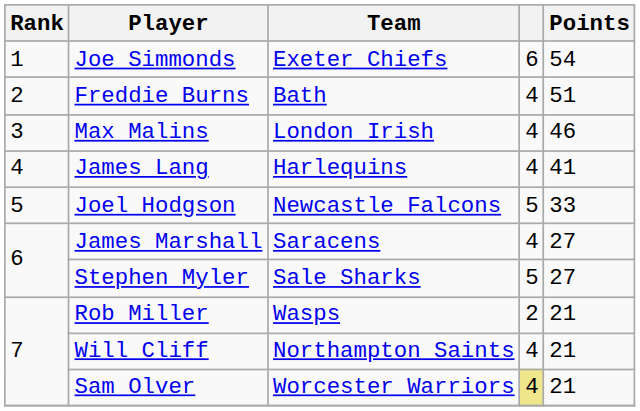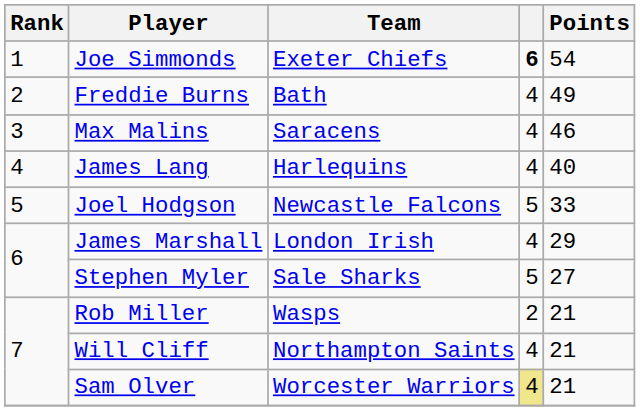(532, 60) normal -> (532, 60) bold
(563, 96) 51 -> (563, 96) 49
(354, 132) London Irish -> (327, 132) Saracens
(563, 169) 41 -> (563, 169) 40
(327, 242) Saracens -> (354, 242) London Irish
(563, 242) 27 -> (563, 242) 29
